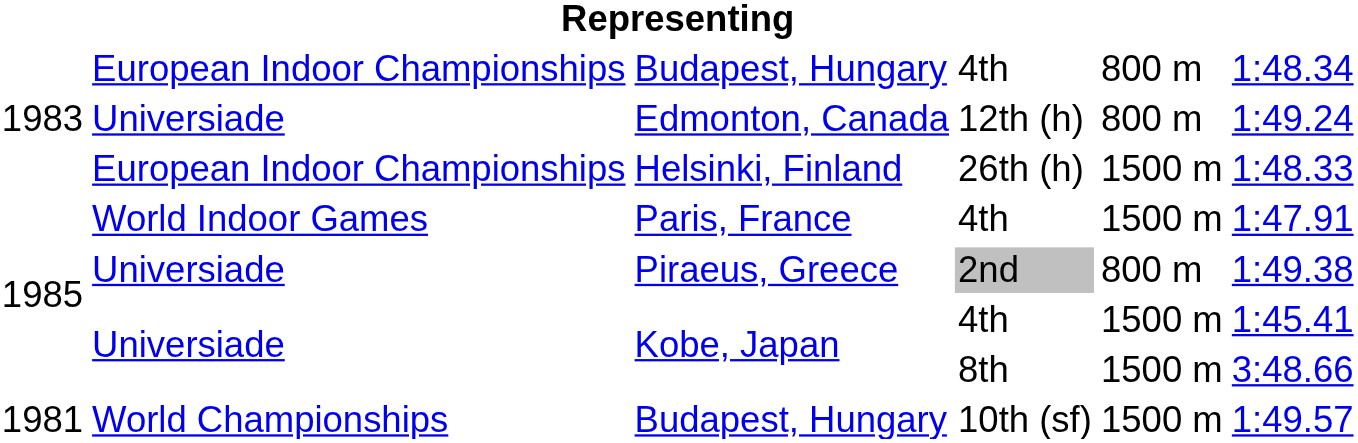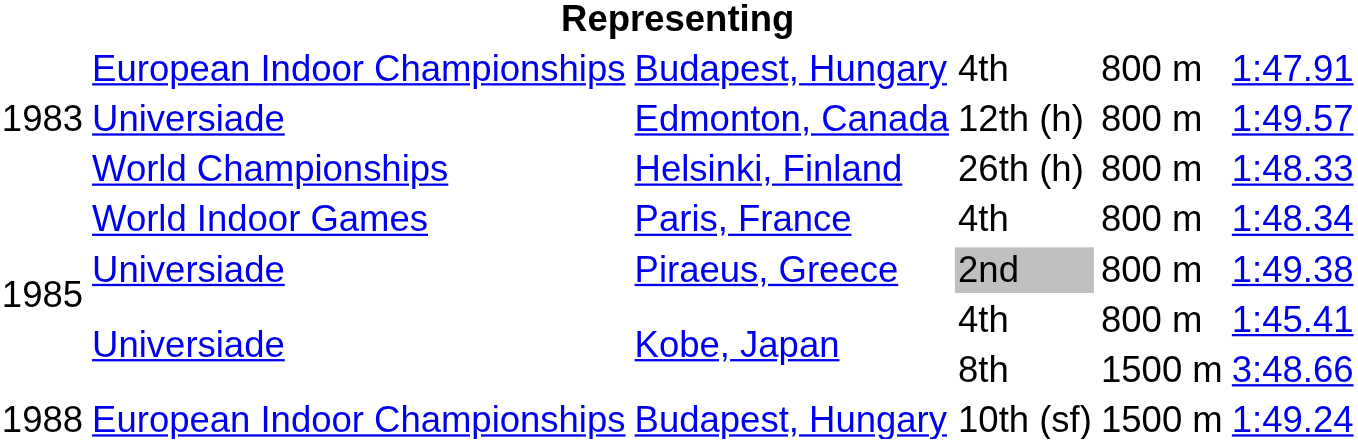(1293, 68) 1:48.34 -> (1293, 68) 1:47.91
(1293, 119) 1:49.24 -> (1293, 119) 1:49.57
(359, 169) European Indoor Championships -> (270, 169) World Championships
(1162, 169) 1500 m -> (1152, 169) 800 m
(1162, 219) 1500 m -> (1152, 219) 800 m
(1293, 219) 1:47.91 -> (1293, 219) 1:48.34
(1162, 319) 1500 m -> (1152, 319) 800 m
(42, 420) 1981 -> (42, 420) 1988
(270, 420) World Championships -> (359, 420) European Indoor Championships
(1293, 420) 1:49.57 -> (1293, 420) 1:49.24
